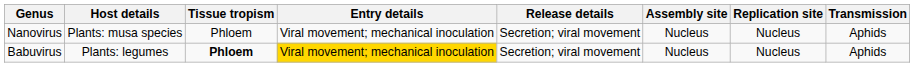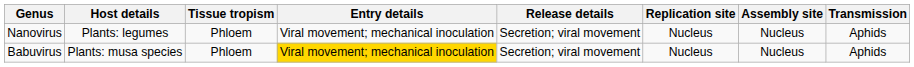columns swapped: (778, 14) <-> (687, 14)
(125, 33) Plants: musa species -> (125, 33) Plants: legumes
(125, 52) Plants: legumes -> (125, 52) Plants: musa species
(231, 52) bold -> (231, 52) normal
